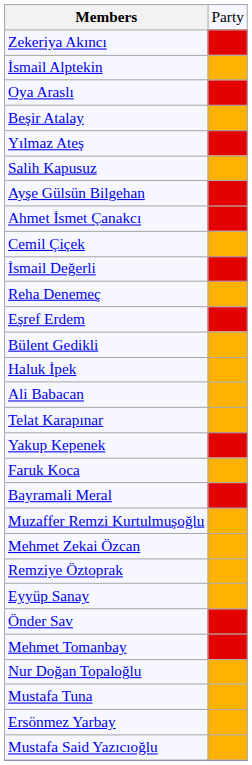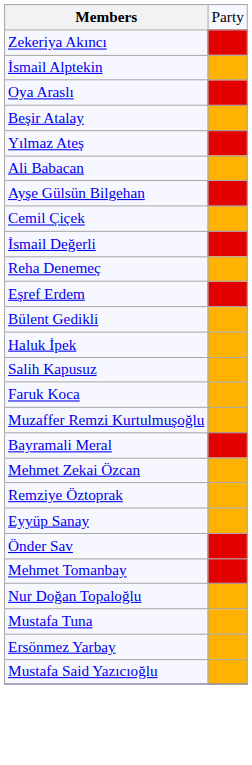rows swapped: (46, 395) <-> (52, 168)
- row: (75, 218)
- row: (56, 420)
- row: (57, 445)
rows swapped: (106, 520) <-> (60, 495)
